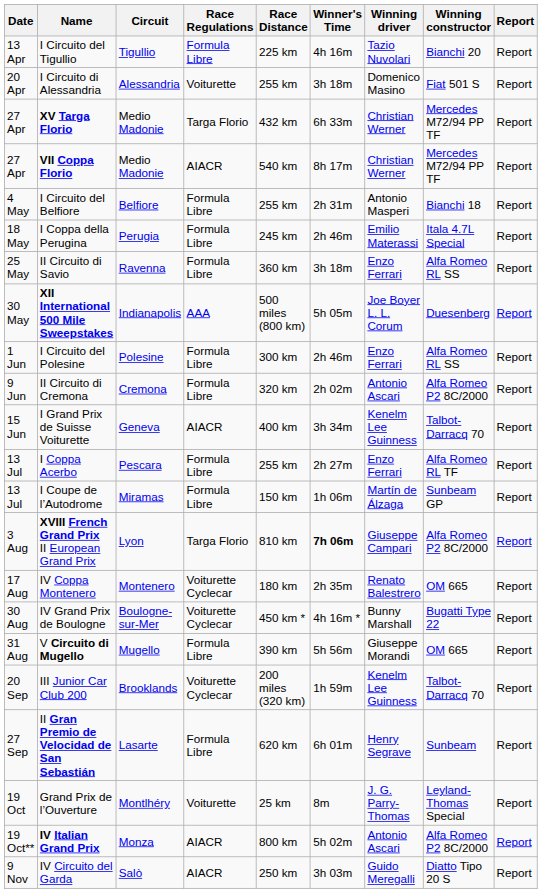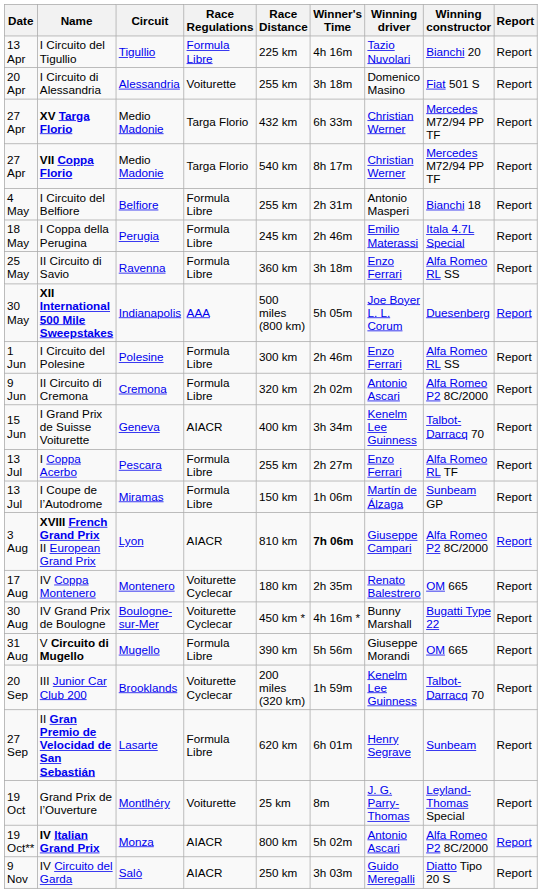(204, 166) AIACR -> (217, 166) Targa Florio
(217, 542) Targa Florio -> (204, 542) AIACR
